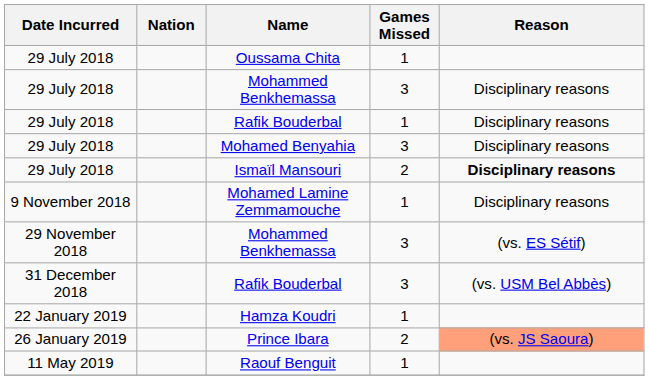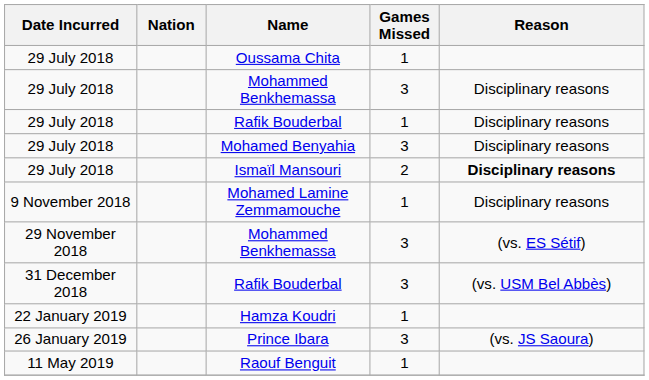(404, 340) 2 -> (404, 340) 3
(541, 340) lightsalmon background -> (541, 340) no background
